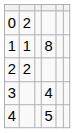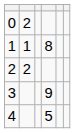(49, 92) 4 -> (49, 92) 9
